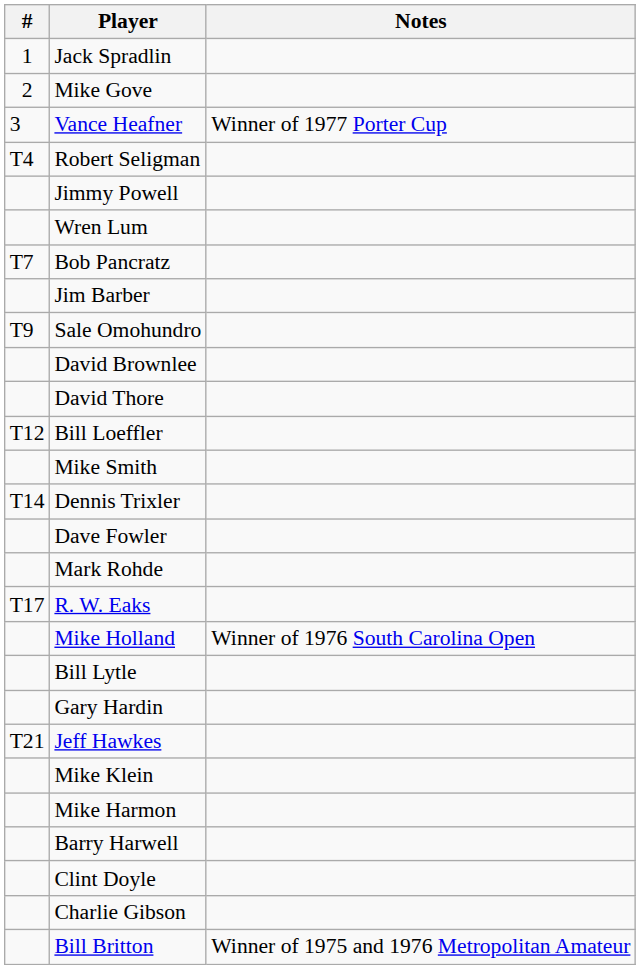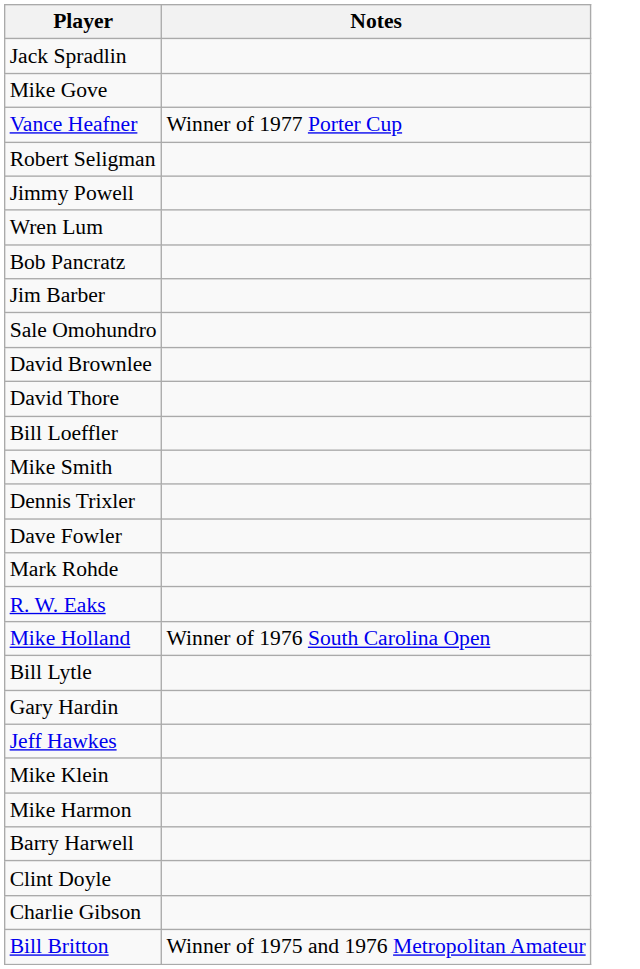- column: (27, 21)
